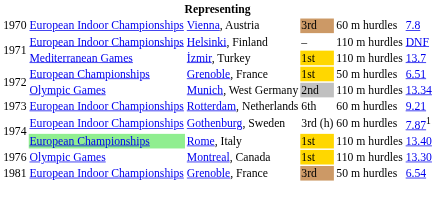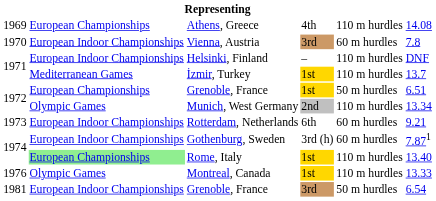+ row: (15, 25)
(419, 157) 13.30 -> (419, 173) 13.33
